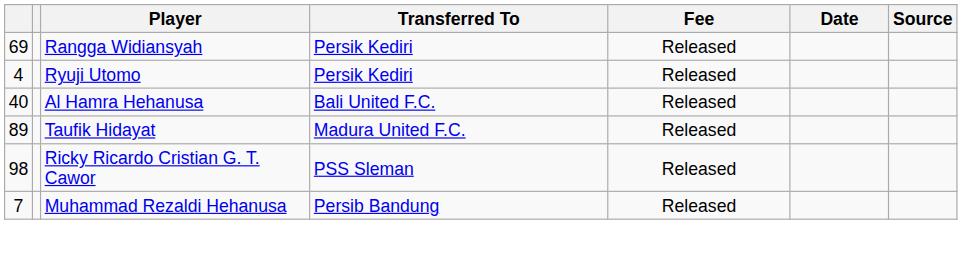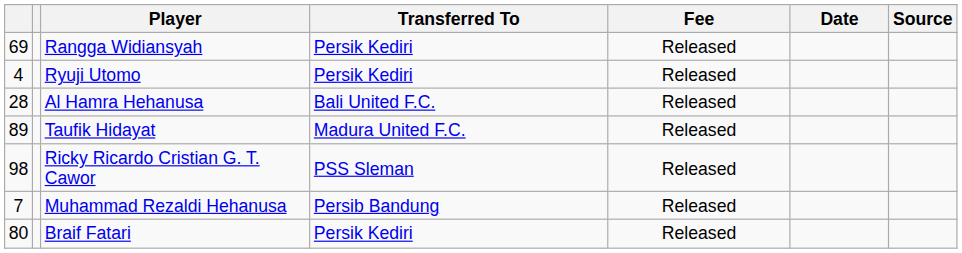(18, 102) 40 -> (18, 102) 28
+ row: (88, 234)
